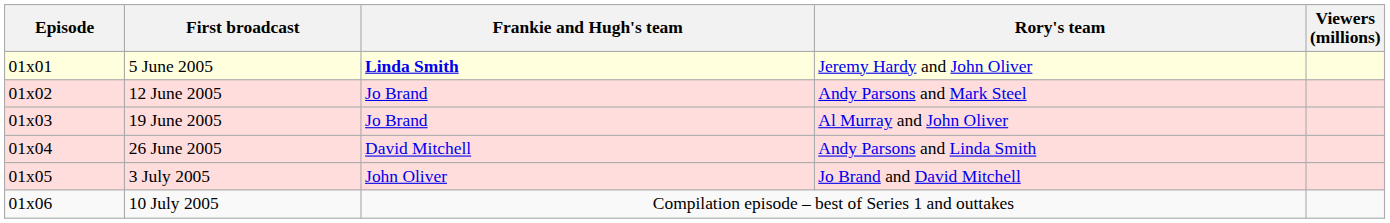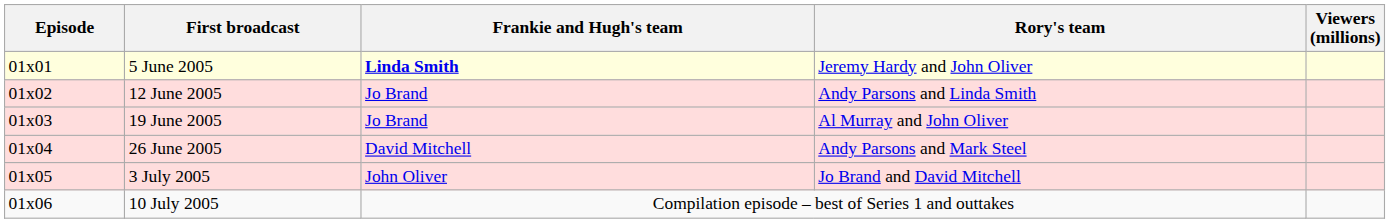(922, 93) Andy Parsons and Mark Steel -> (927, 93) Andy Parsons and Linda Smith
(927, 148) Andy Parsons and Linda Smith -> (922, 148) Andy Parsons and Mark Steel
